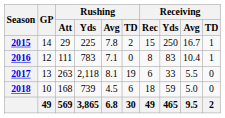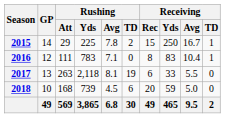(150, 89) 18 -> (150, 89) 20
